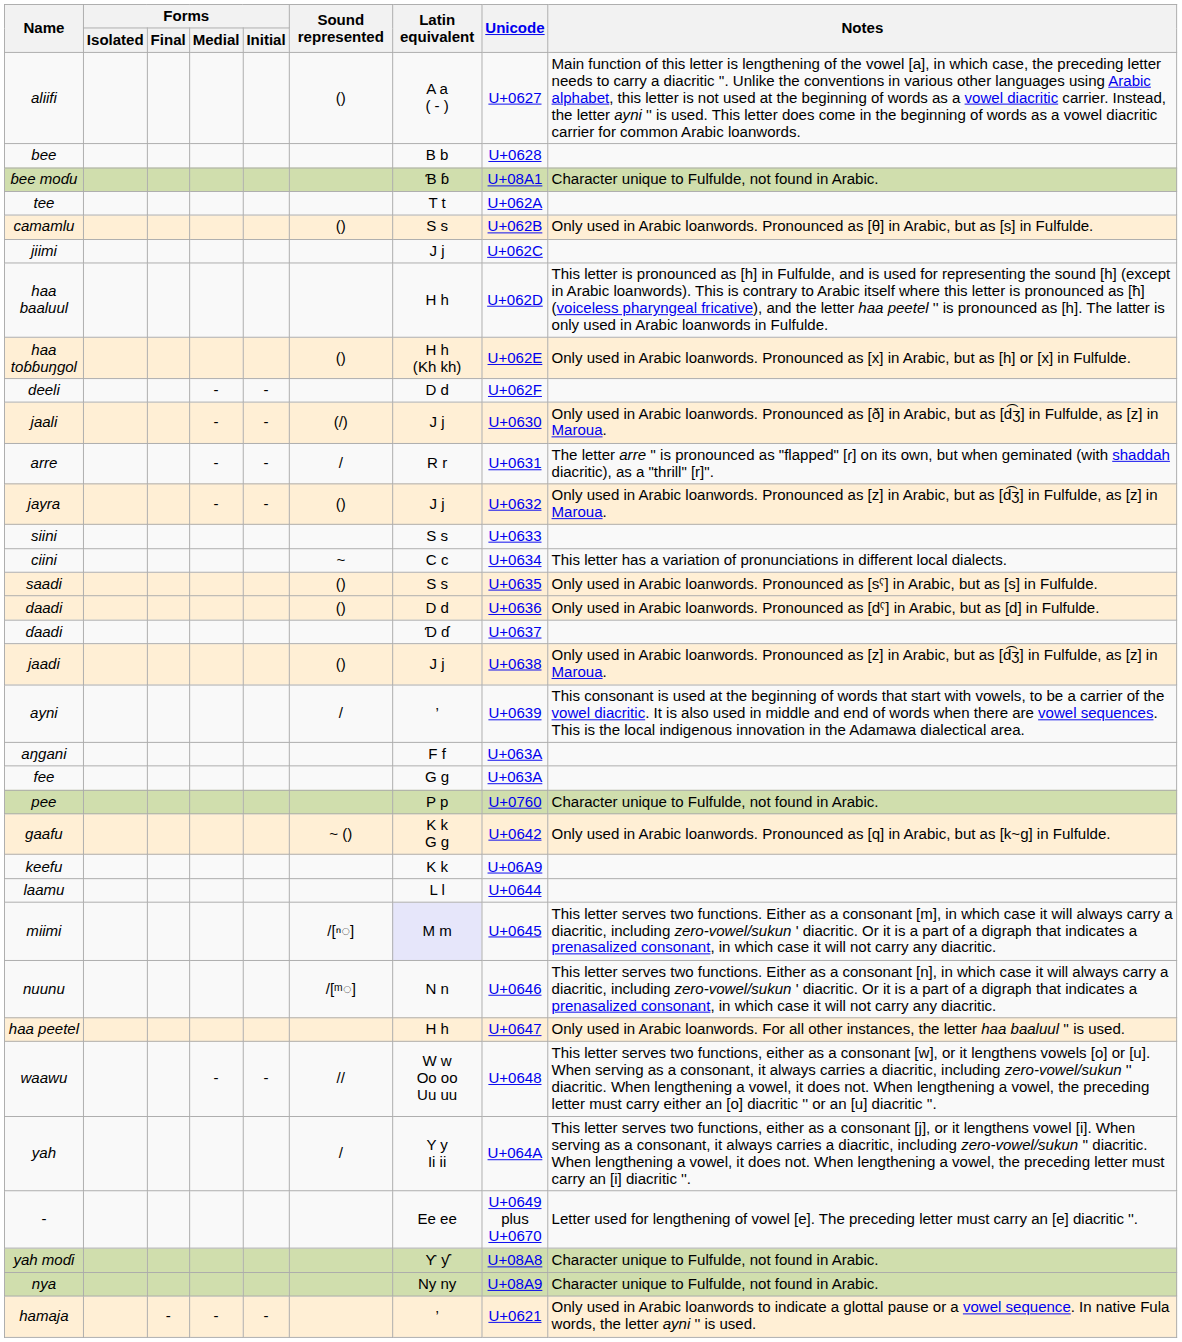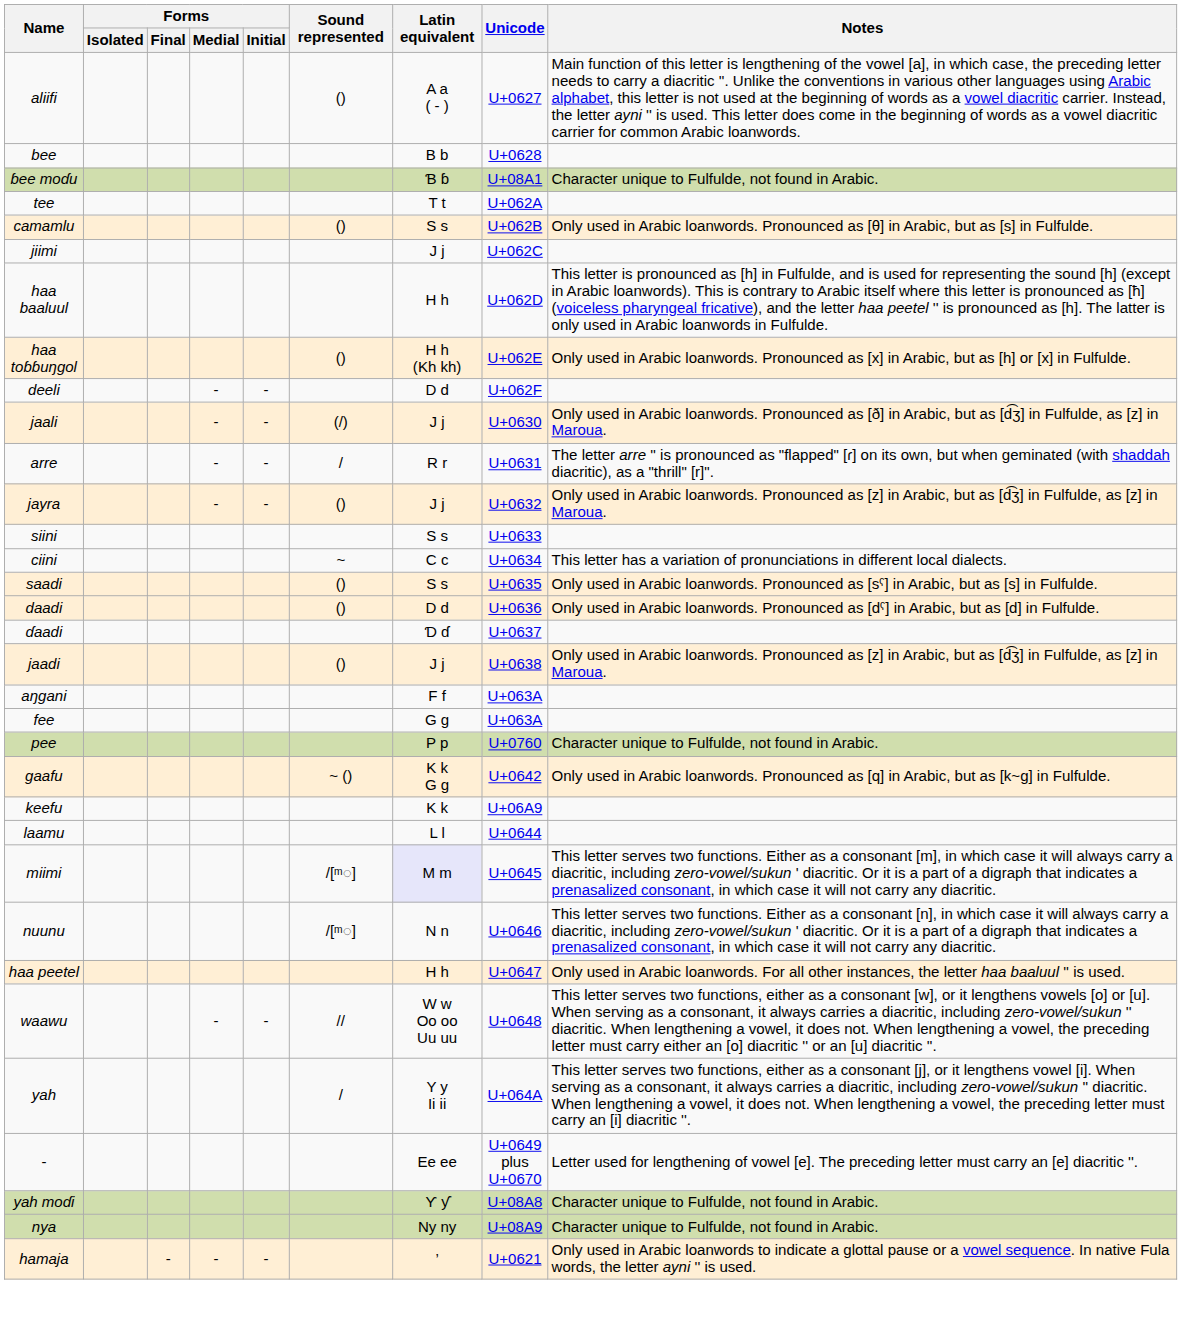- row: (44, 713)
(341, 931) /[ⁿ◌] -> (341, 873) /[ᵐ◌]
